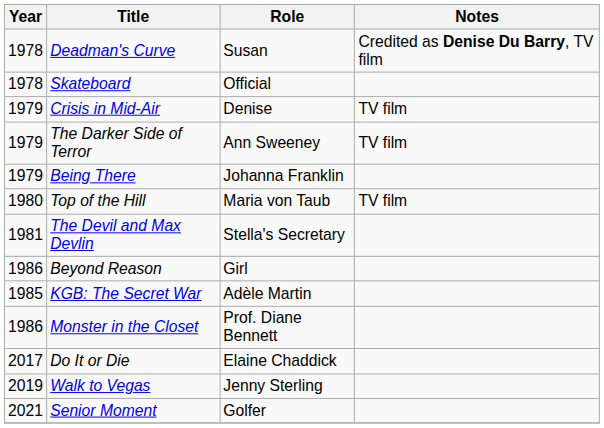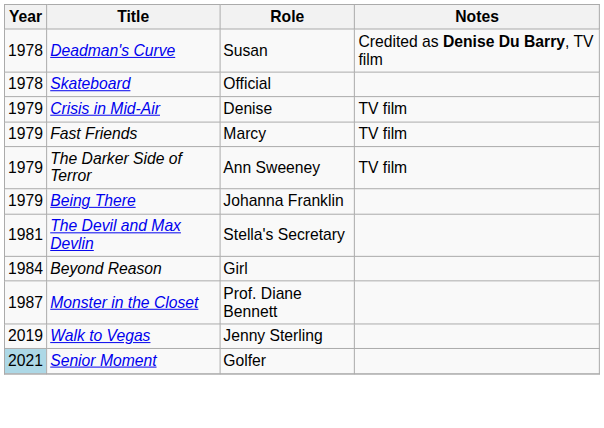+ row: (94, 134)
- row: (98, 201)
(26, 268) 1986 -> (26, 268) 1984
- row: (126, 293)
(26, 327) 1986 -> (26, 302) 1987
- row: (90, 361)
(26, 410) no background -> (26, 361) lightblue background
